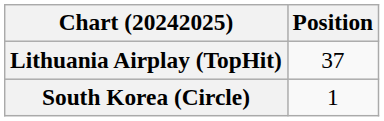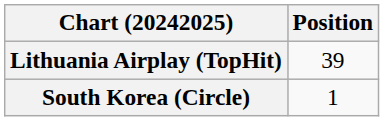(333, 60) 37 -> (333, 60) 39
